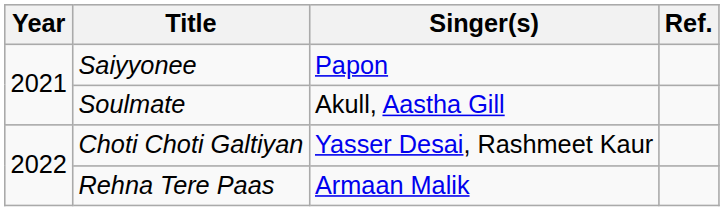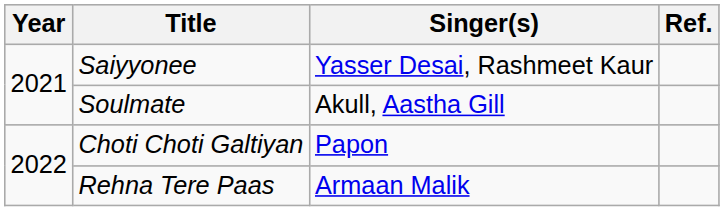(352, 64) Papon -> (484, 64) Yasser Desai, Rashmeet Kaur
(484, 144) Yasser Desai, Rashmeet Kaur -> (352, 144) Papon
